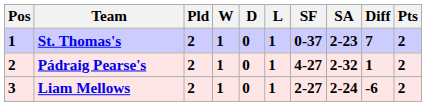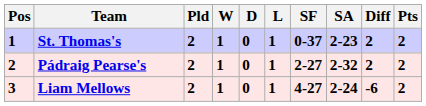(369, 40) 7 -> (369, 40) 2
(308, 64) 4-27 -> (308, 64) 2-27
(369, 64) 1 -> (369, 64) 2
(308, 88) 2-27 -> (308, 88) 4-27
